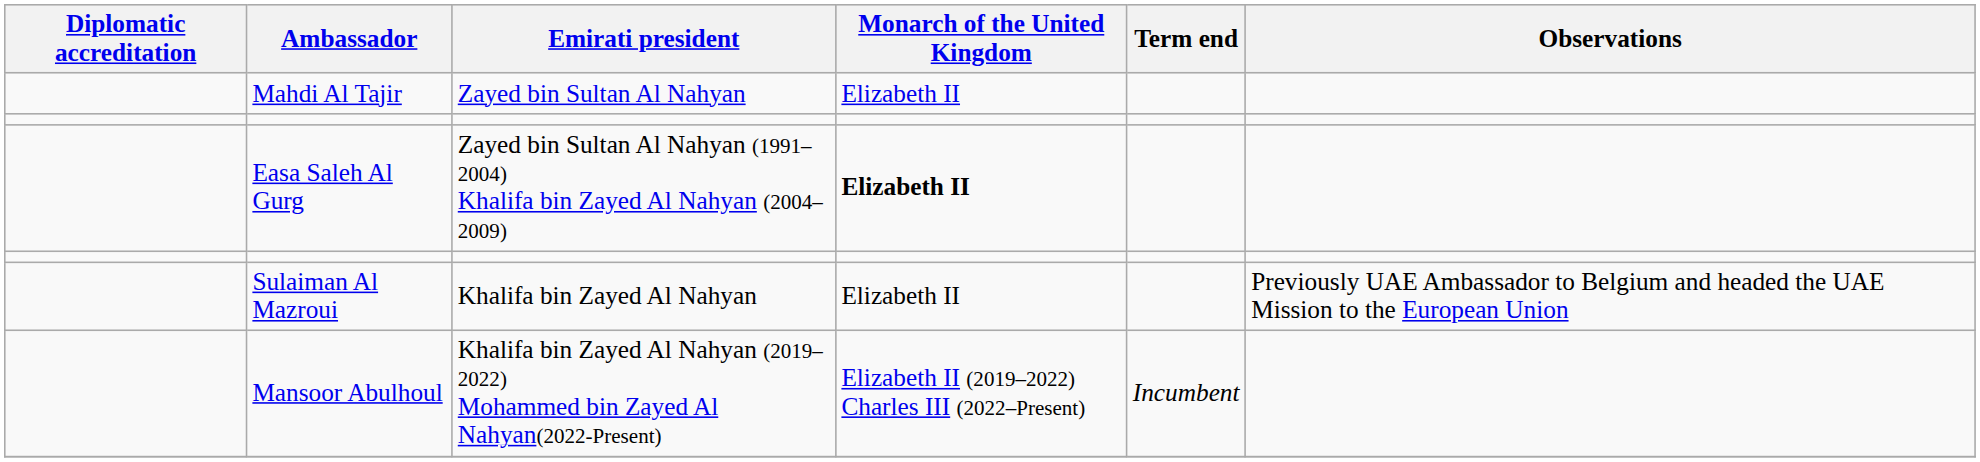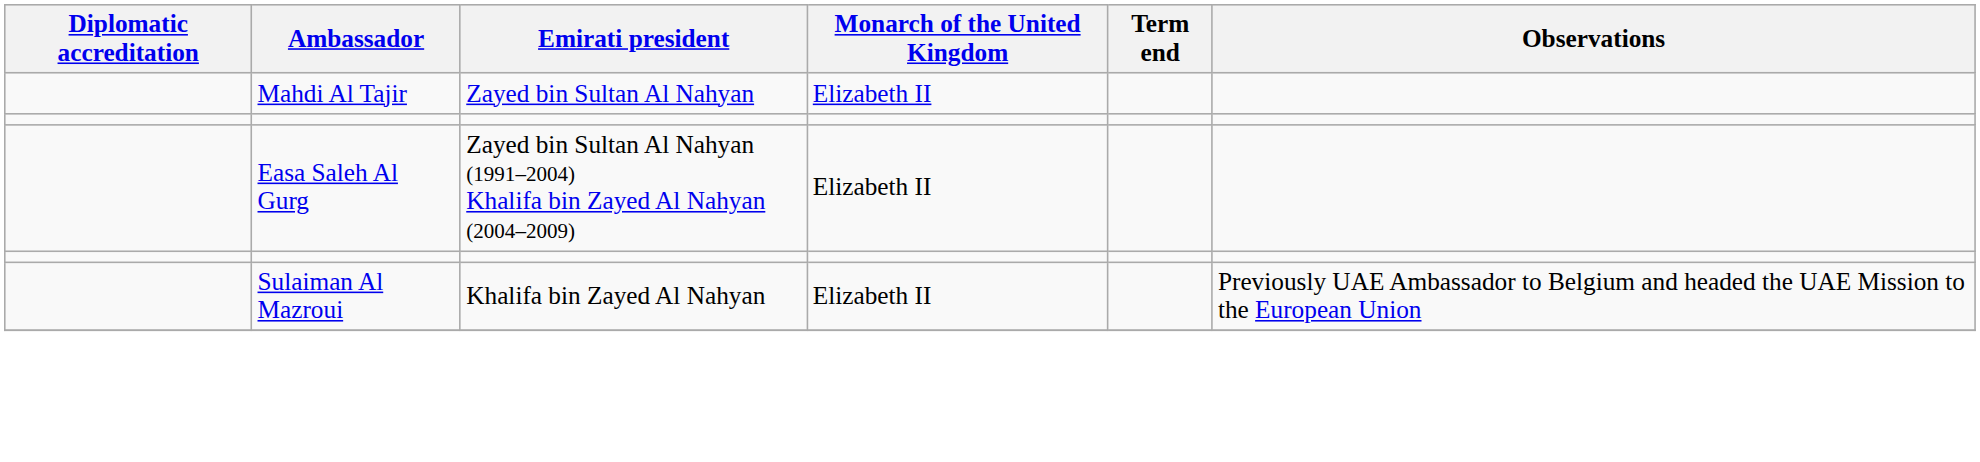(906, 187) bold -> (872, 187) normal
- row: (348, 393)
